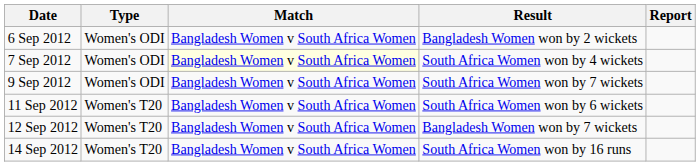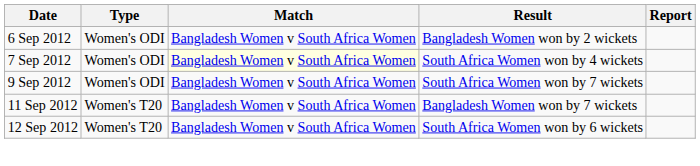(533, 104) South Africa Women won by 6 wickets -> (530, 104) Bangladesh Women won by 7 wickets
(530, 127) Bangladesh Women won by 7 wickets -> (533, 127) South Africa Women won by 6 wickets
- row: (43, 149)
